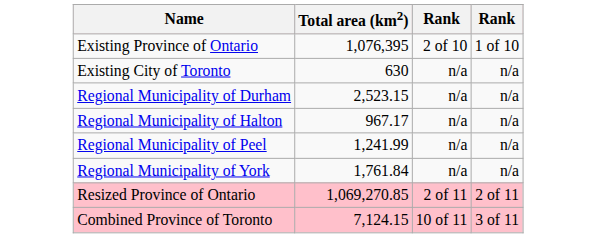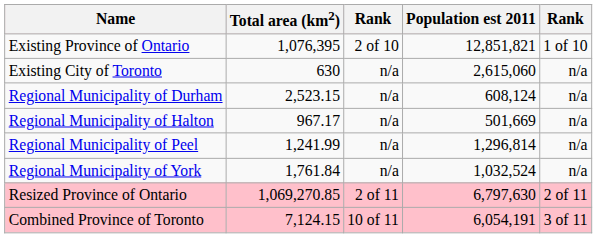+ column: (471, 19)
